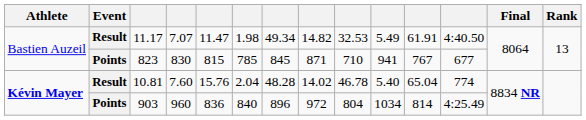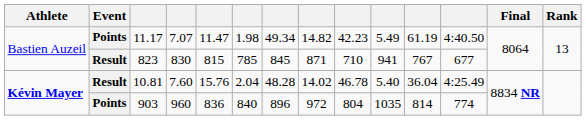(109, 38) Result -> (109, 38) Points
(353, 38) 32.53 -> (353, 38) 42.23
(422, 38) 61.91 -> (422, 38) 61.19
(109, 60) Points -> (109, 60) Result
(422, 82) 65.04 -> (422, 82) 36.04
(464, 82) 774 -> (464, 82) 4:25.49
(388, 104) 1034 -> (388, 104) 1035
(464, 104) 4:25.49 -> (464, 104) 774
